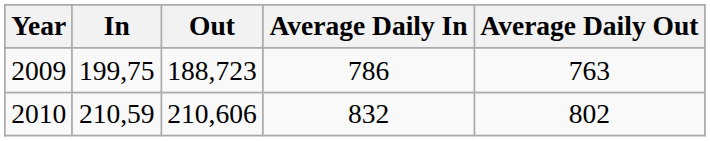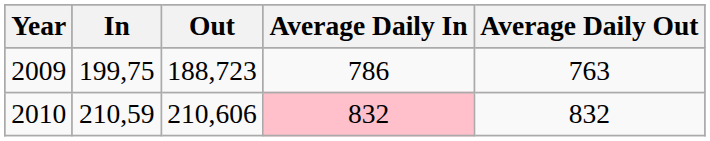(369, 113) no background -> (369, 113) pink background
(589, 113) 802 -> (589, 113) 832
